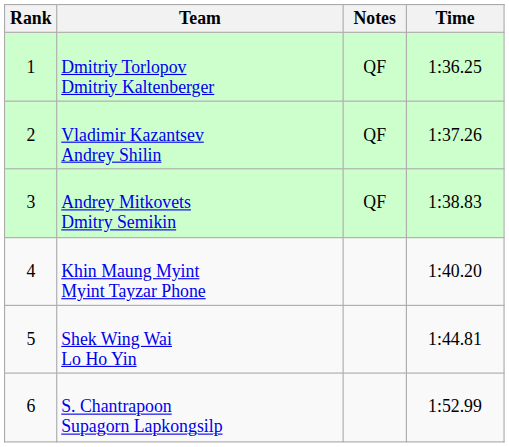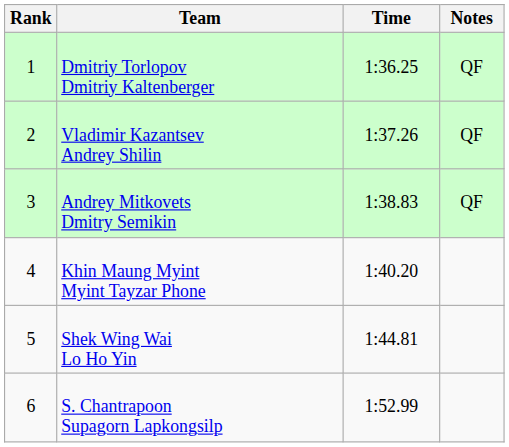columns swapped: (455, 18) <-> (375, 18)
